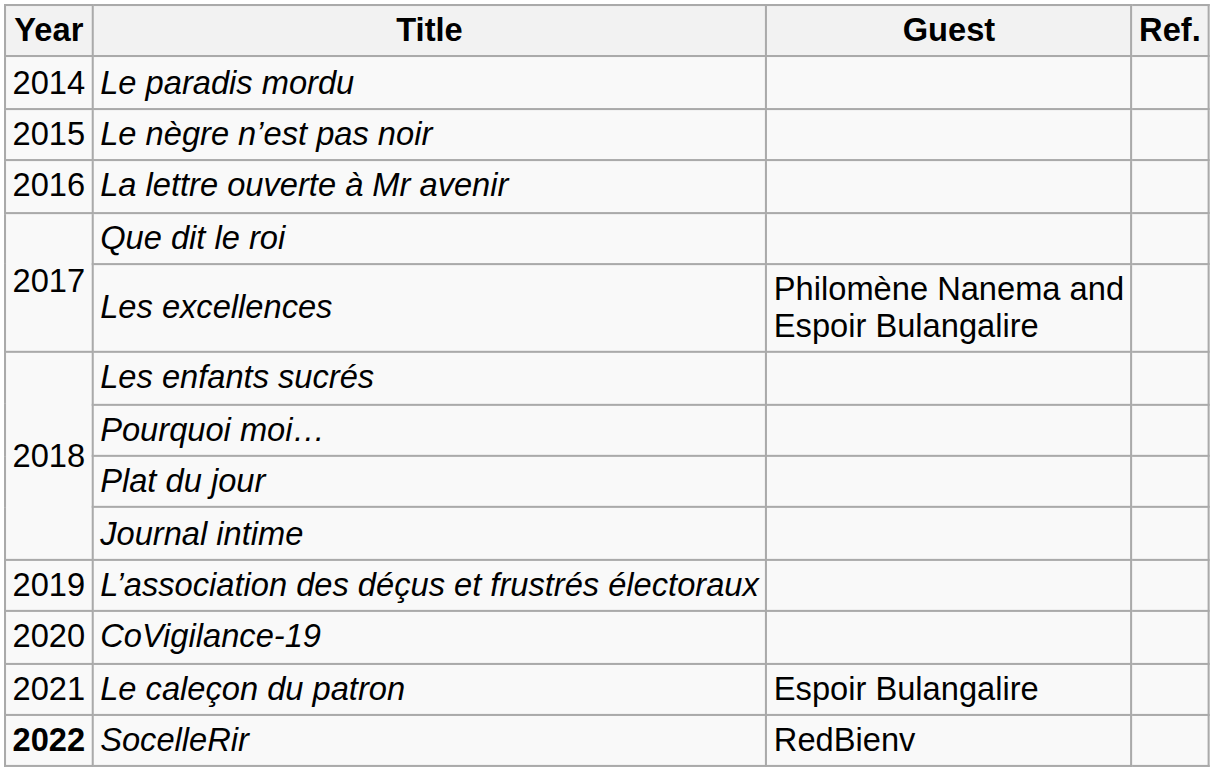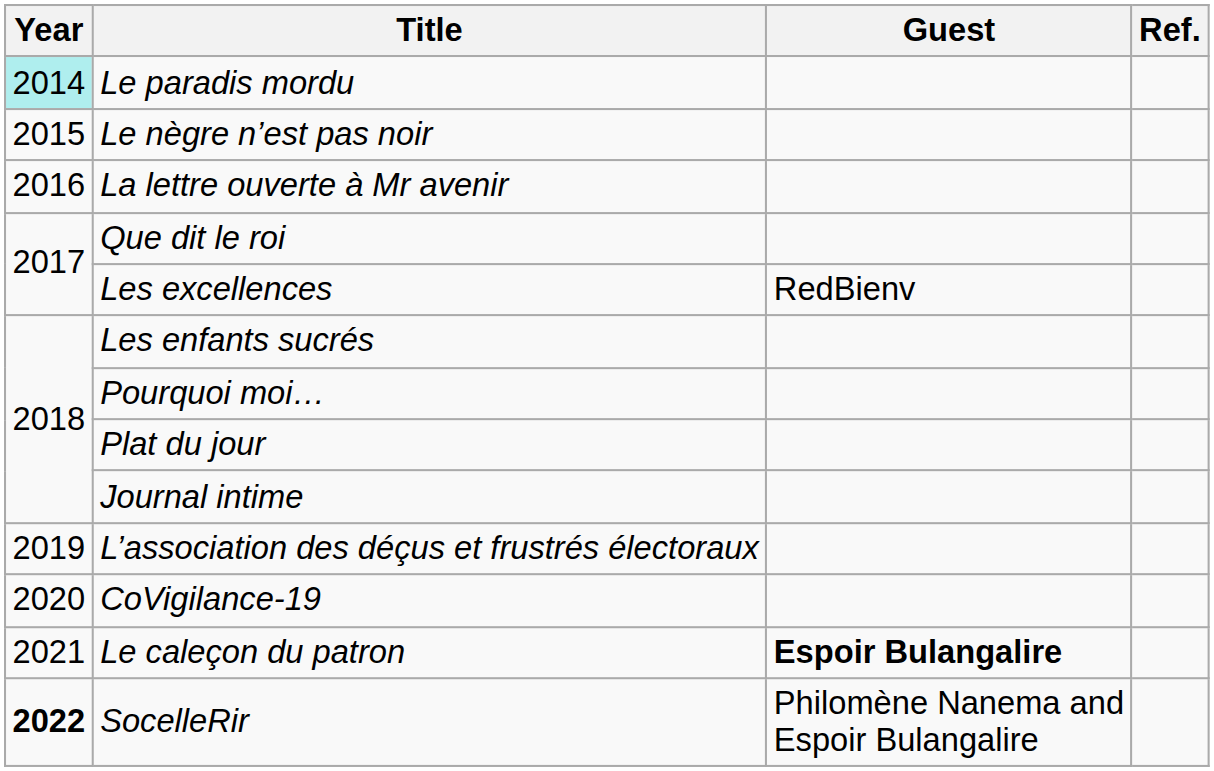(49, 82) no background -> (49, 82) paleturquoise background
(949, 307) Philomène Nanema and Espoir Bulangalire -> (845, 289) RedBienv
(906, 688) normal -> (918, 651) bold
(845, 740) RedBienv -> (949, 721) Philomène Nanema and Espoir Bulangalire
